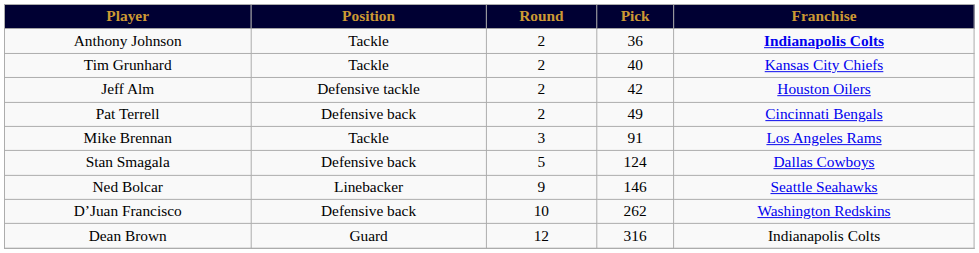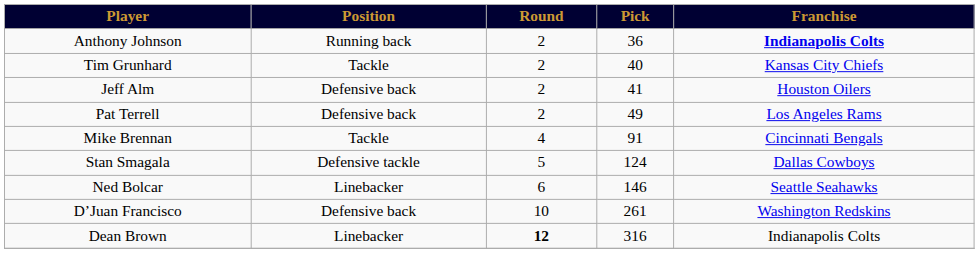(369, 41) Tackle -> (369, 41) Running back
(369, 89) Defensive tackle -> (369, 89) Defensive back
(635, 89) 42 -> (635, 89) 41
(824, 114) Cincinnati Bengals -> (824, 114) Los Angeles Rams
(541, 138) 3 -> (541, 138) 4
(824, 138) Los Angeles Rams -> (824, 138) Cincinnati Bengals
(369, 162) Defensive back -> (369, 162) Defensive tackle
(541, 187) 9 -> (541, 187) 6
(635, 211) 262 -> (635, 211) 261
(369, 235) Guard -> (369, 235) Linebacker
(541, 235) normal -> (541, 235) bold
